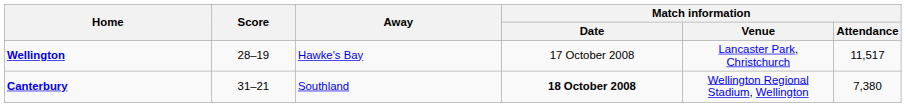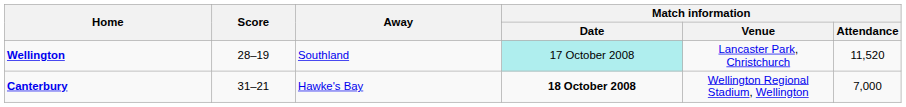(331, 55) Hawke's Bay -> (324, 55) Southland
(592, 55) no background -> (592, 55) paleturquoise background
(868, 55) 11,517 -> (868, 55) 11,520
(324, 86) Southland -> (331, 86) Hawke's Bay
(868, 86) 7,380 -> (868, 86) 7,000
